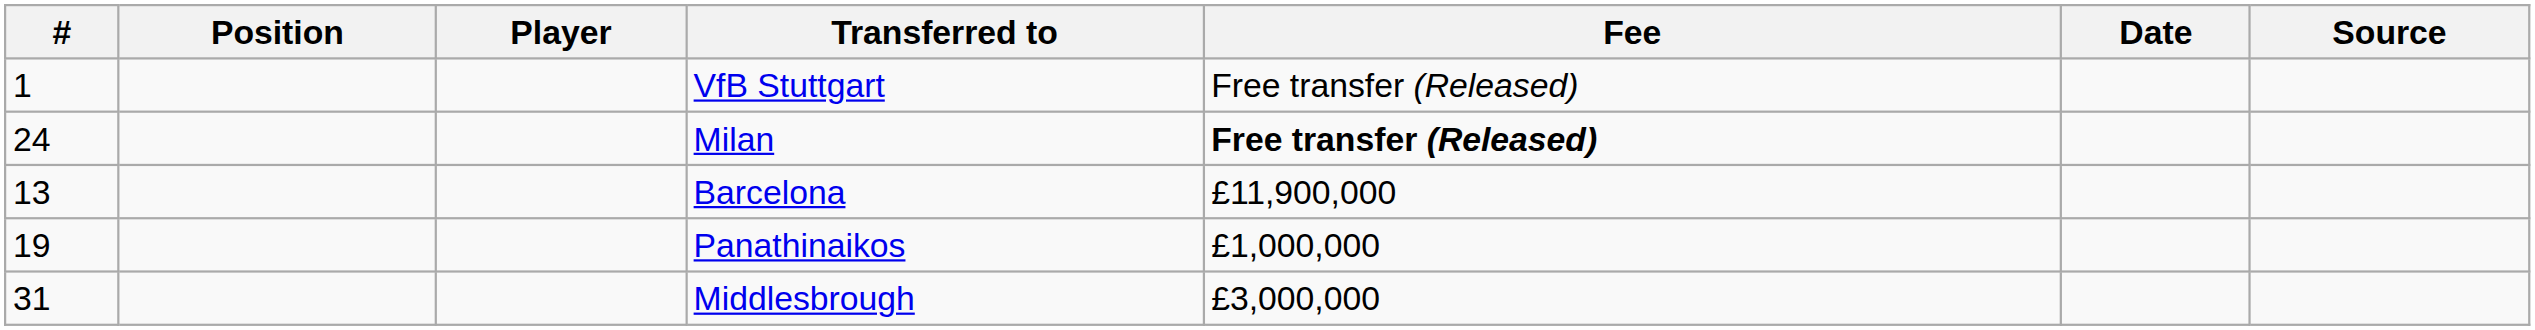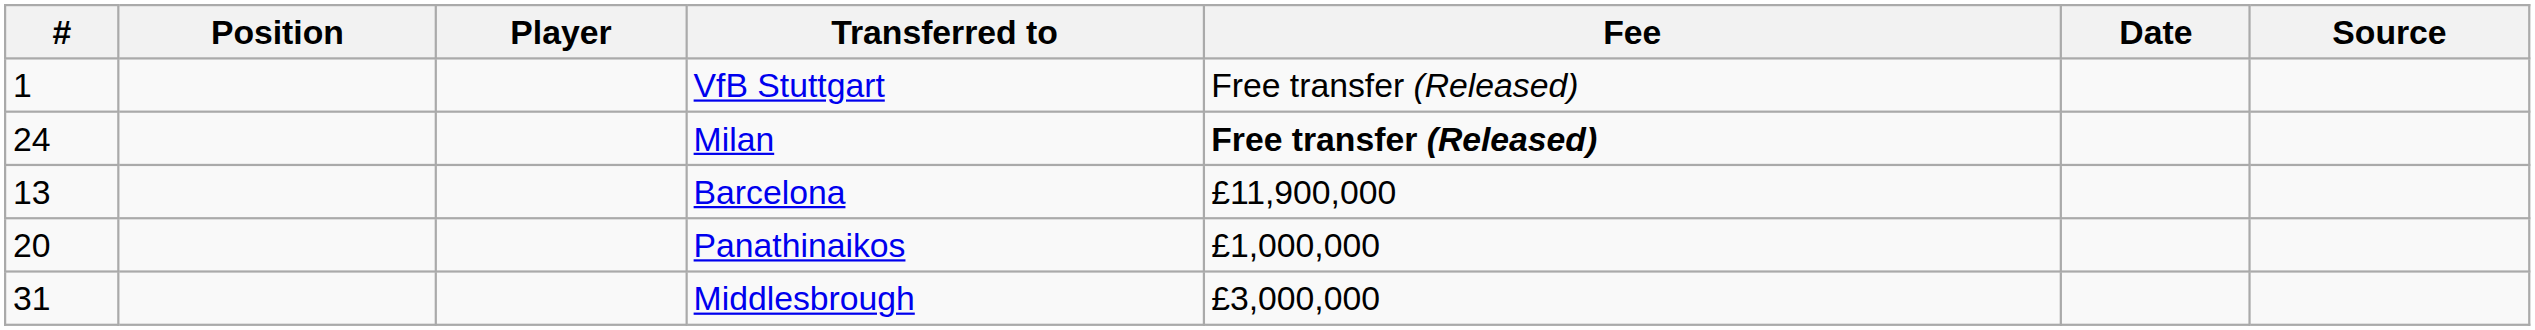(32, 246) 19 -> (32, 246) 20
